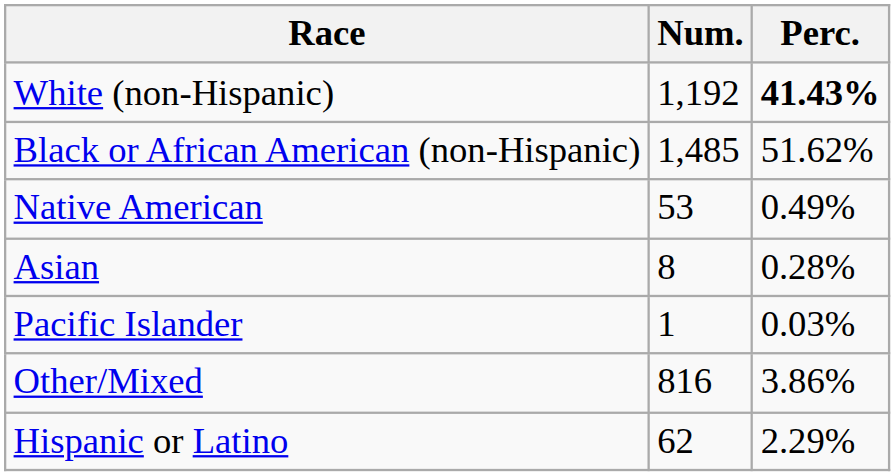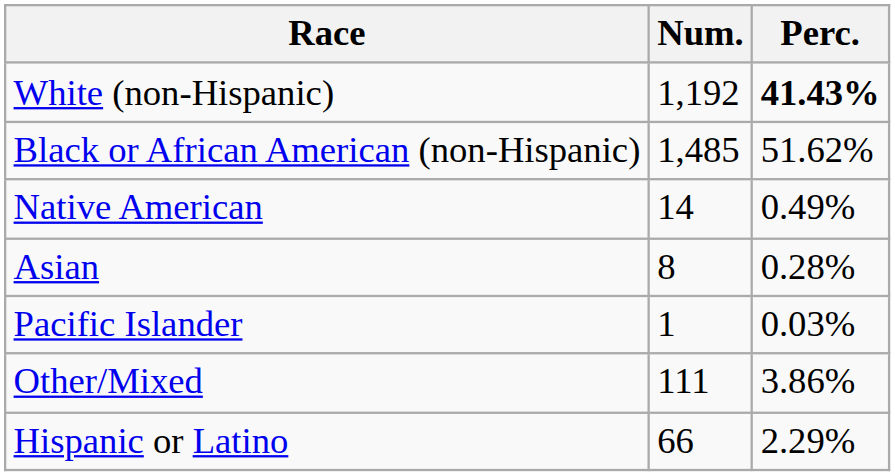(676, 207) 53 -> (676, 207) 14
(685, 382) 816 -> (683, 382) 111
(676, 440) 62 -> (676, 440) 66
